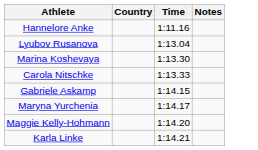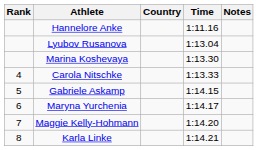+ column: (19, 12)
